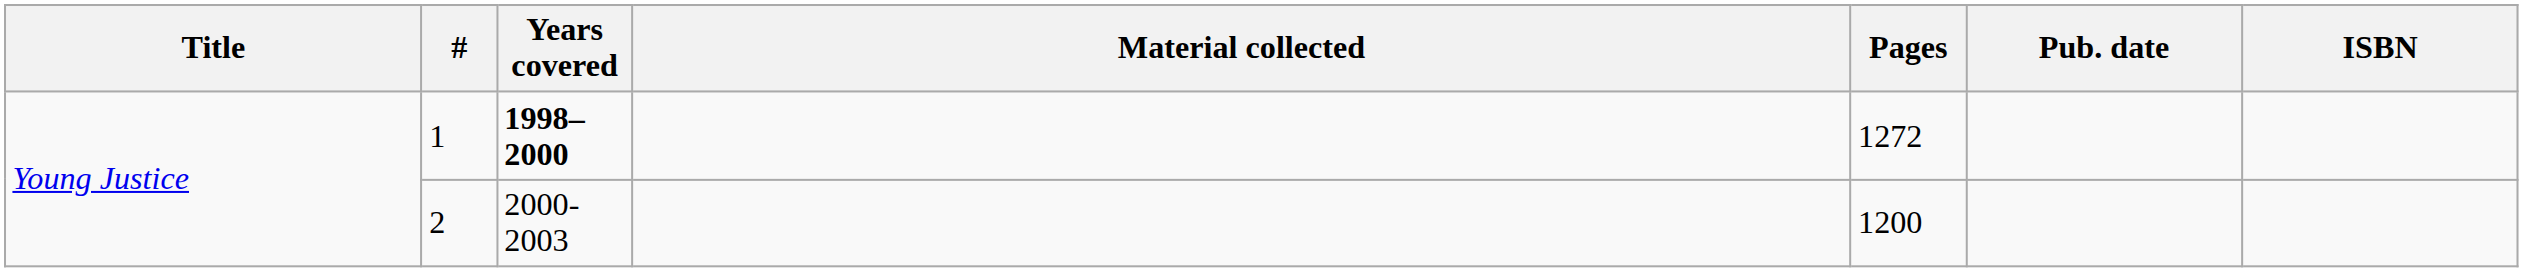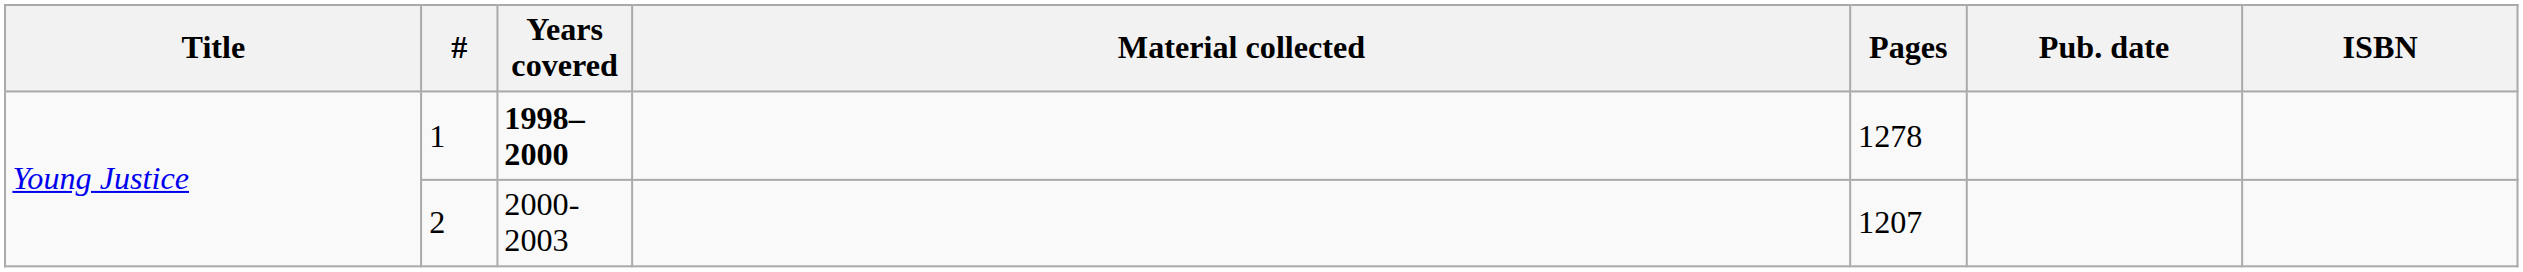(1890, 135) 1272 -> (1890, 135) 1278
(1890, 222) 1200 -> (1890, 222) 1207
